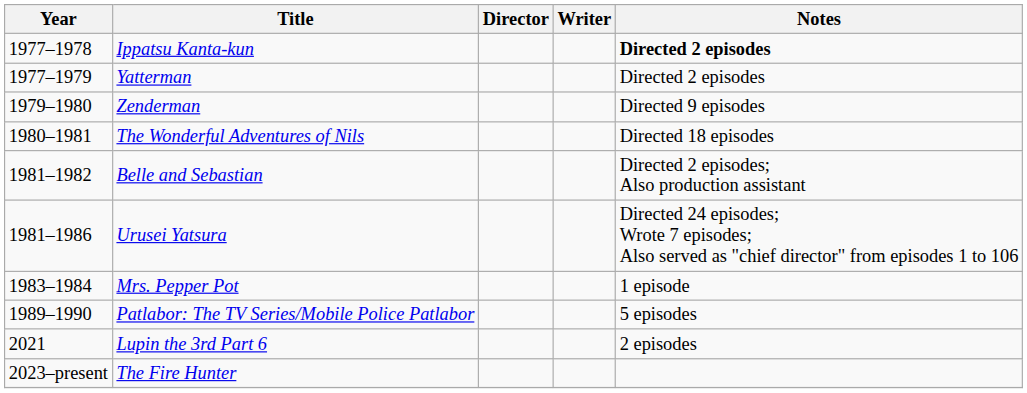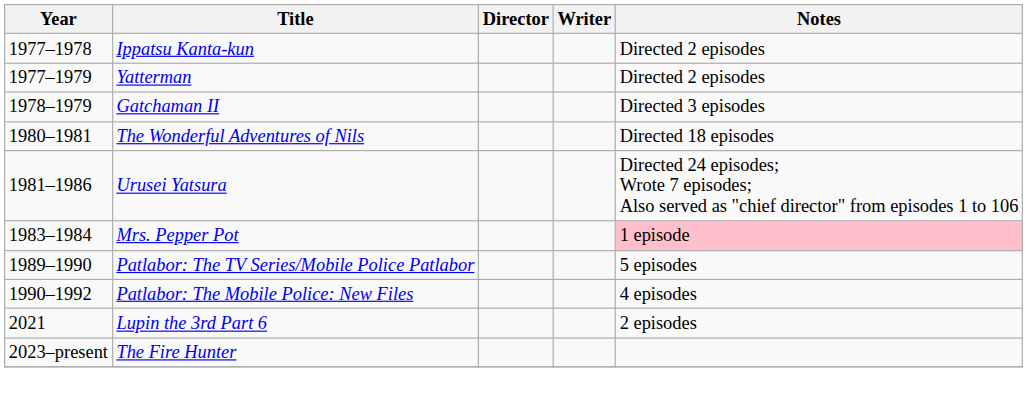(695, 48) bold -> (692, 48) normal
+ row: (168, 106)
- row: (158, 106)
- row: (190, 175)
(655, 285) no background -> (655, 235) pink background
+ row: (265, 293)
